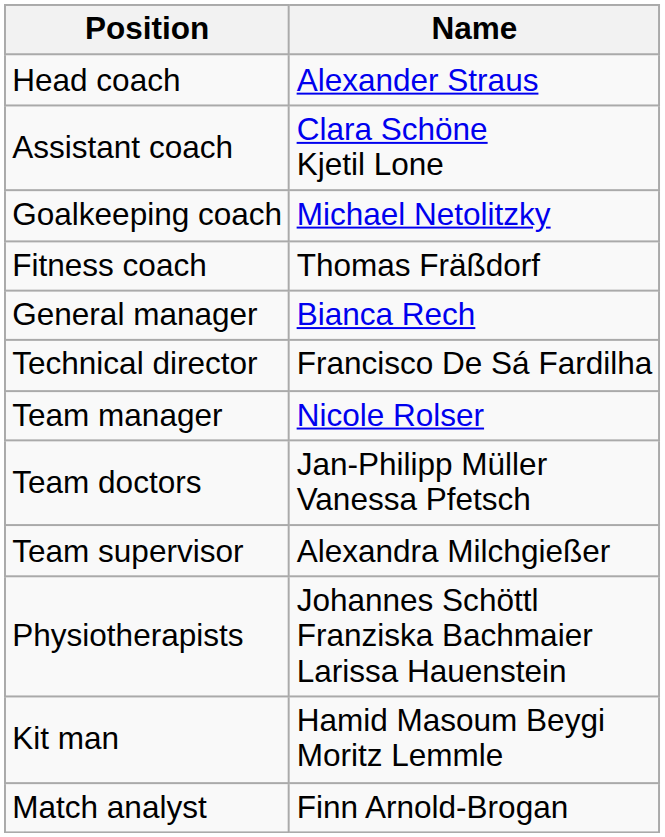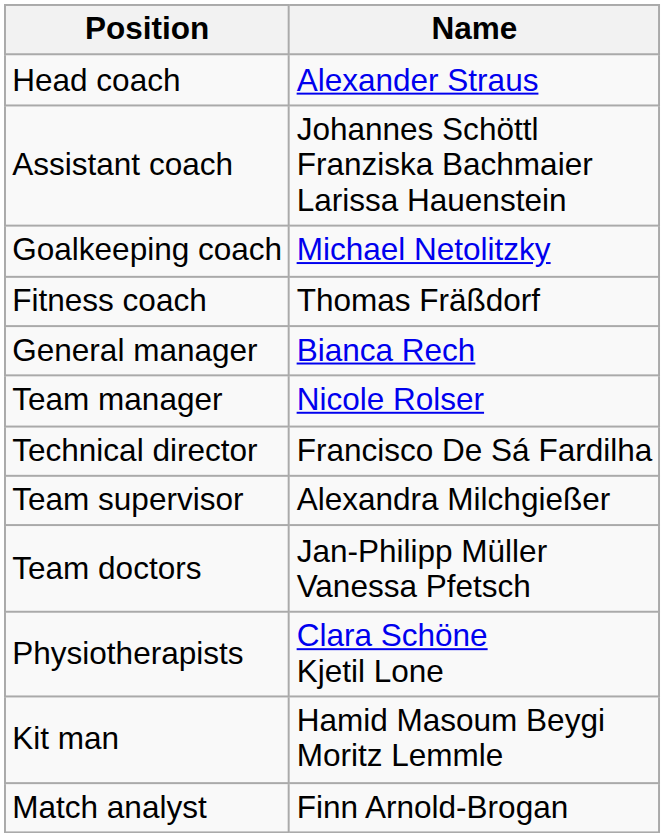(392, 147) Clara Schöne Kjetil Lone -> (445, 164) Johannes Schöttl Franziska Bachmaier Larissa Hauenstein
rows swapped: (135, 364) <-> (117, 414)
rows swapped: (128, 550) <-> (107, 482)
(445, 635) Johannes Schöttl Franziska Bachmaier Larissa Hauenstein -> (392, 653) Clara Schöne Kjetil Lone
